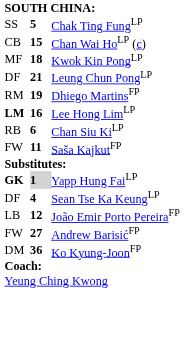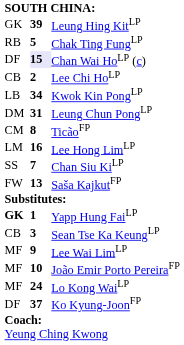+ row: (96, 24)
(11, 24) SS -> (13, 42) RB
(13, 42) CB -> (12, 59) DF
(36, 42) no background -> (36, 59) lavender background
+ row: (86, 77)
(13, 59) MF -> (12, 95) LB
(36, 59) 18 -> (36, 95) 34
(12, 77) DF -> (14, 112) DM
(36, 77) 21 -> (36, 112) 31
+ row: (71, 130)
- row: (96, 95)
(14, 112) bold -> (14, 148) normal
(13, 130) RB -> (11, 165) SS
(33, 130) 6 -> (33, 165) 7
(36, 148) 11 -> (36, 183) 13
(33, 180) lightgrey background -> (33, 215) no background
(12, 197) DF -> (13, 233) CB
(33, 197) 4 -> (33, 233) 3
+ row: (89, 250)
(12, 215) LB -> (13, 268) MF
(36, 215) 12 -> (36, 268) 10
+ row: (90, 286)
- row: (96, 233)
(14, 250) DM -> (12, 303) DF
(36, 250) 36 -> (36, 303) 37
